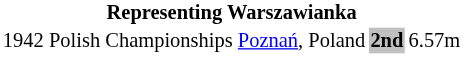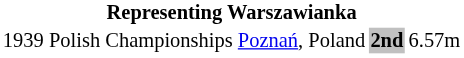(23, 40) 1942 -> (23, 40) 1939
